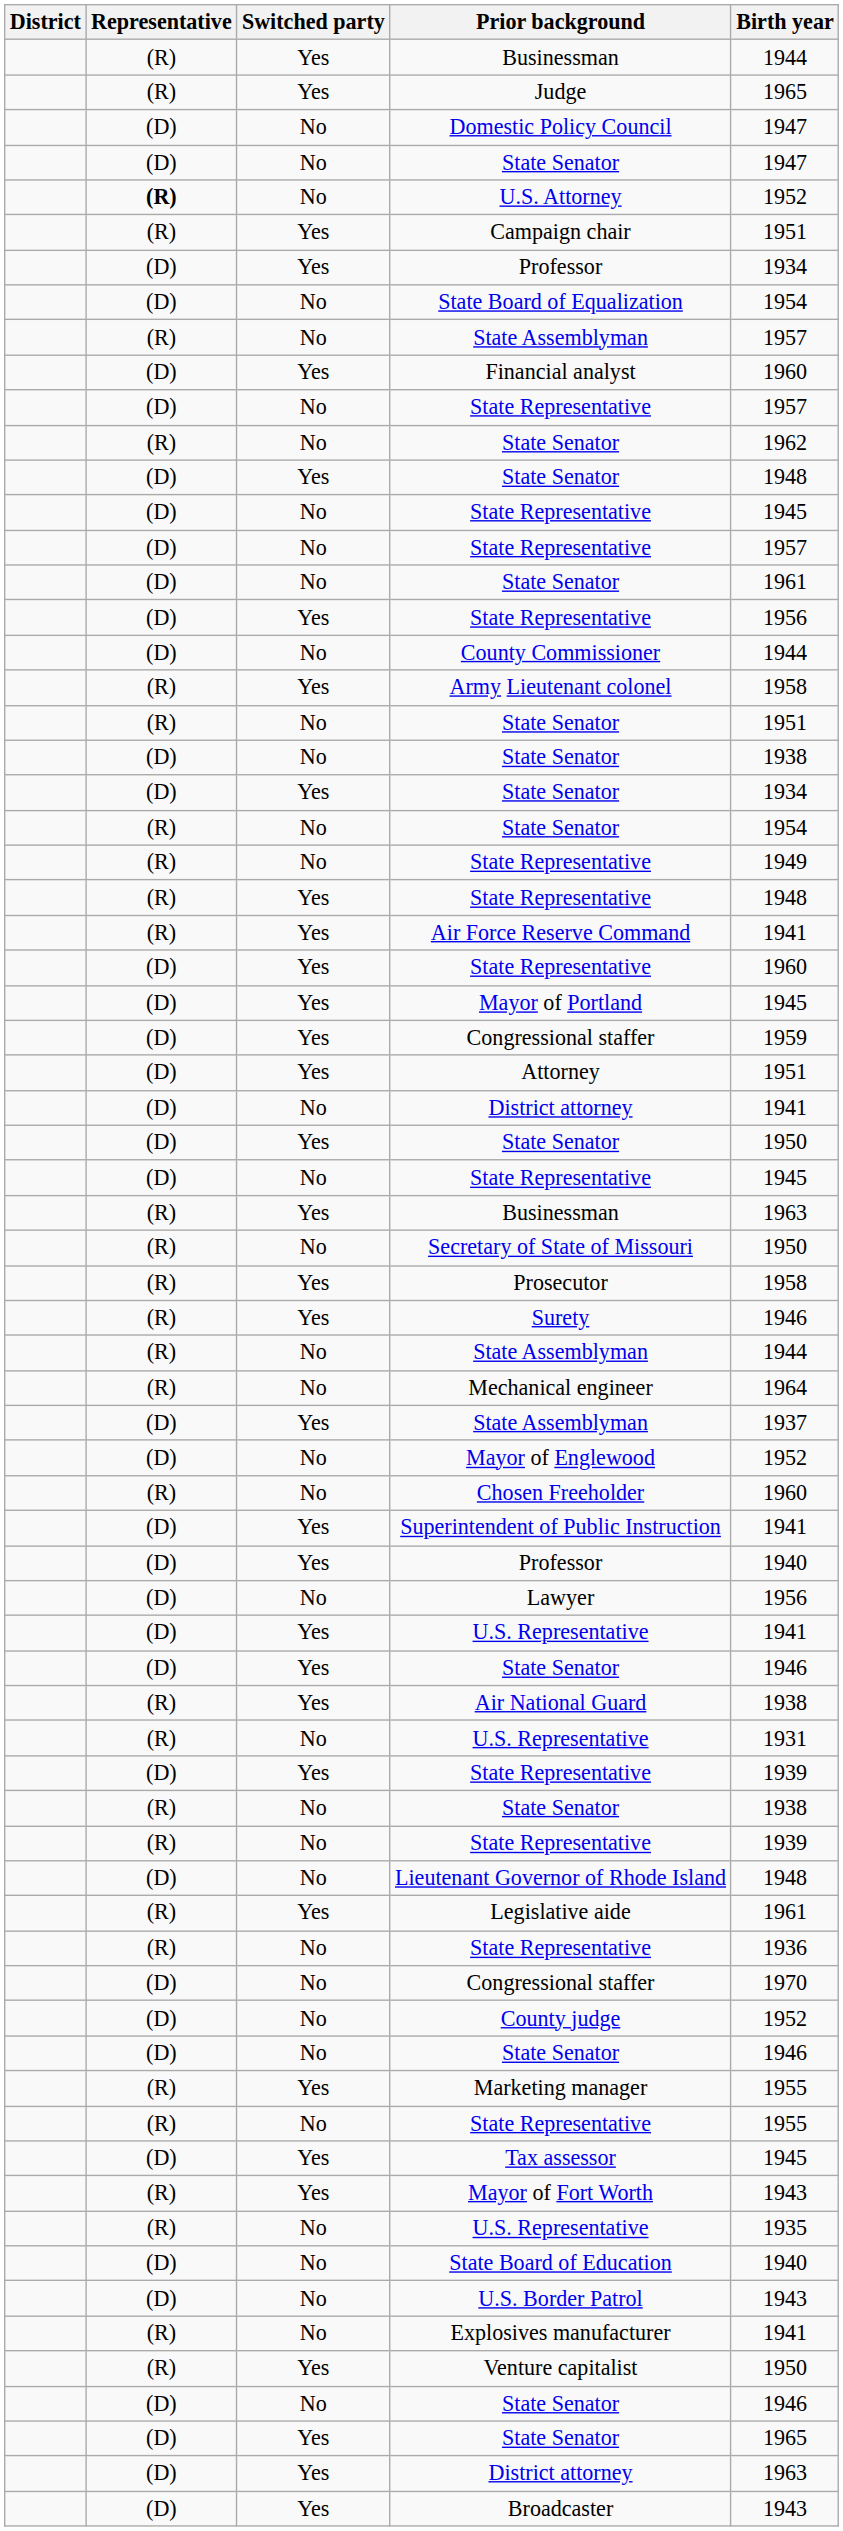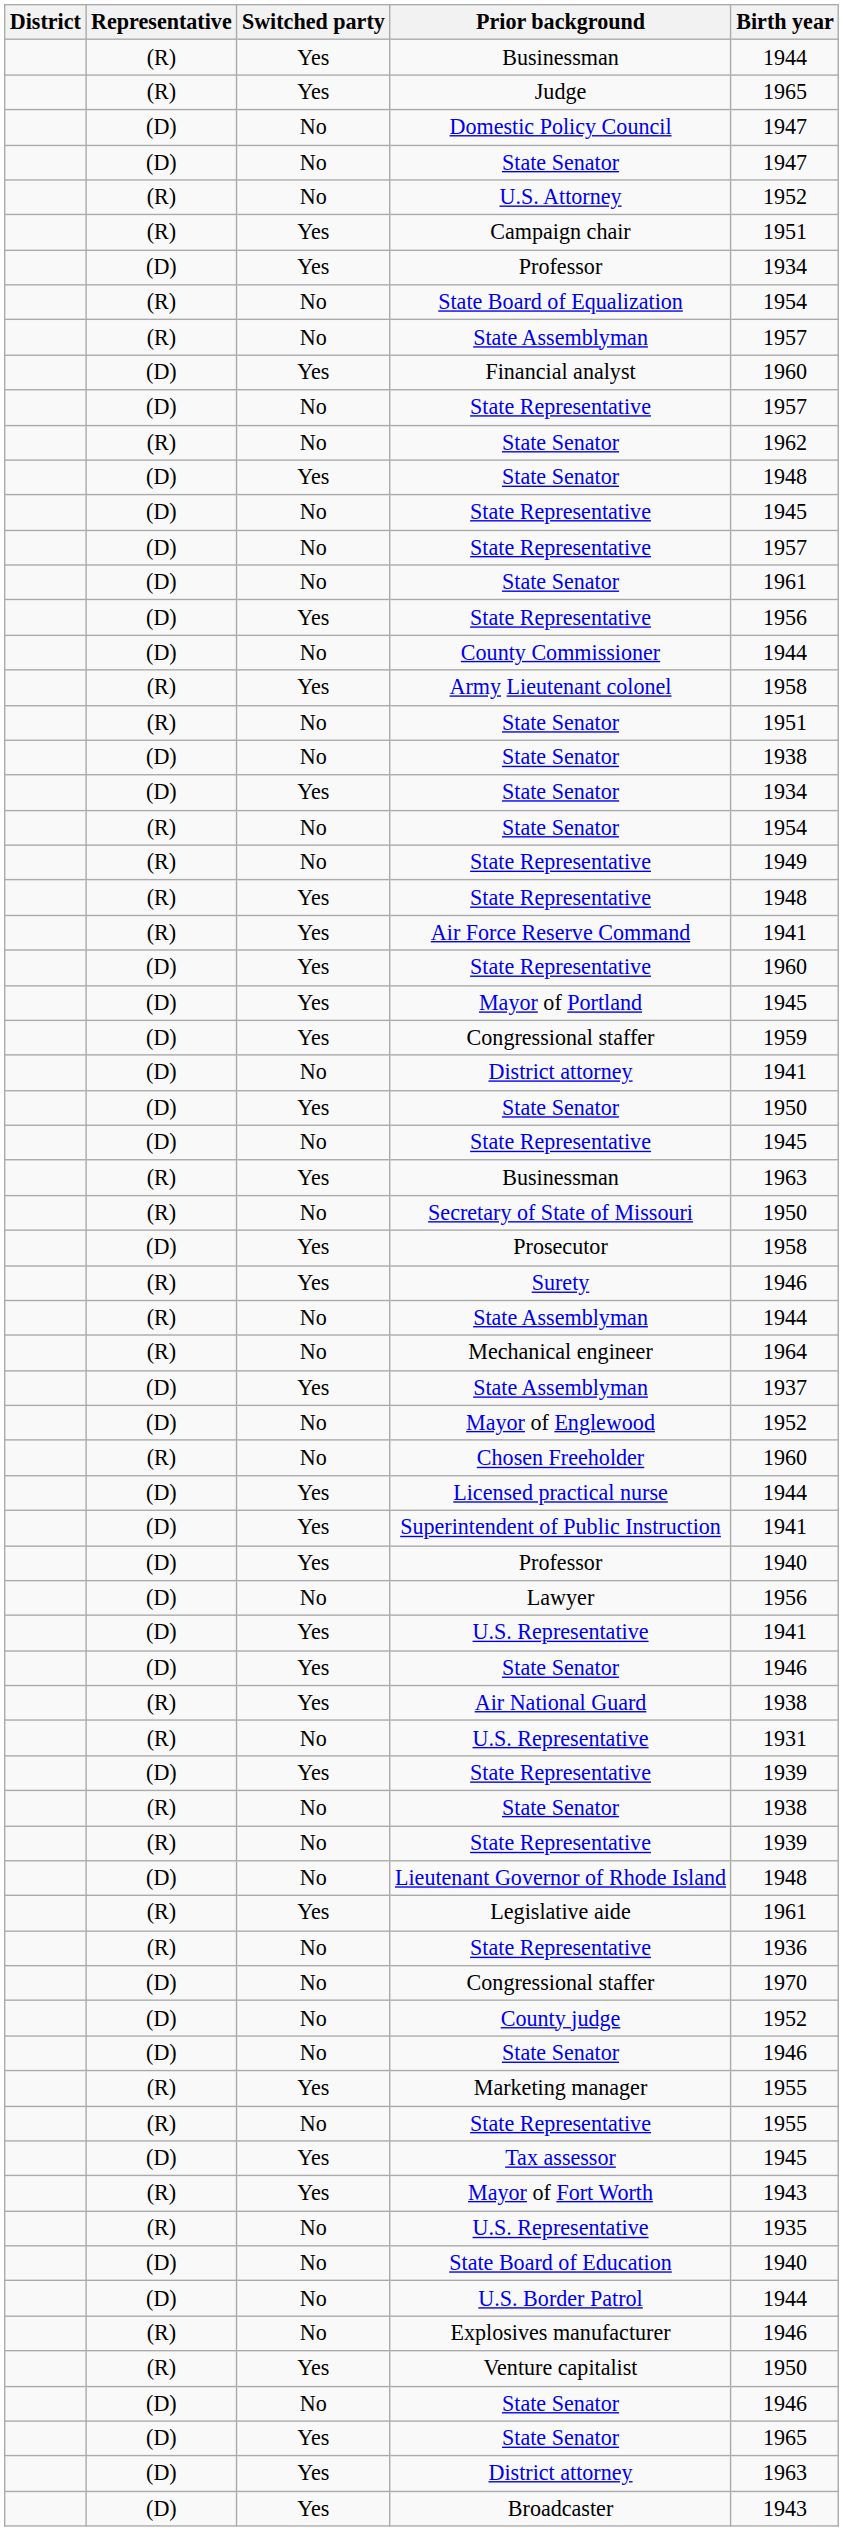(161, 197) bold -> (161, 197) normal
(161, 302) (D) -> (161, 302) (R)
- row: (313, 1072)
(161, 1282) (R) -> (161, 1247) (D)
+ row: (313, 1492)
(785, 2298) 1943 -> (785, 2298) 1944
(785, 2333) 1941 -> (785, 2333) 1946
